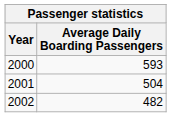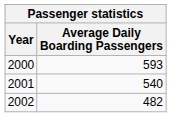(153, 83) 504 -> (153, 83) 540
